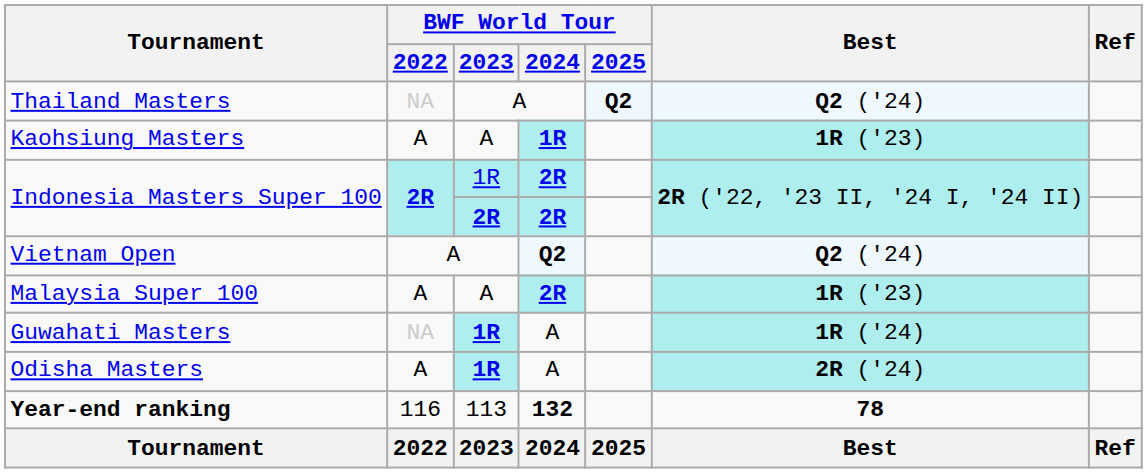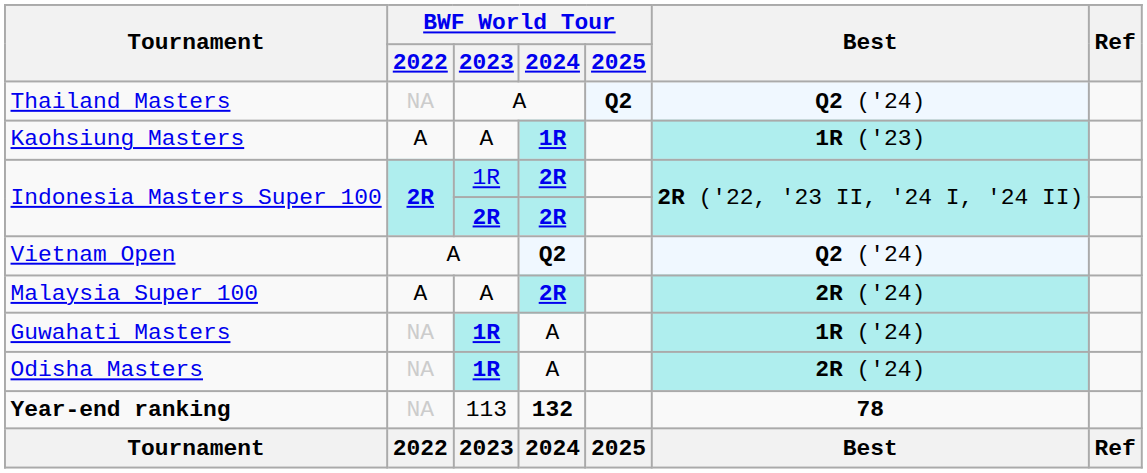(870, 294) 1R ('23) -> (870, 294) 2R ('24)
(420, 371) A -> (420, 371) NA
(420, 409) 116 -> (420, 409) NA
